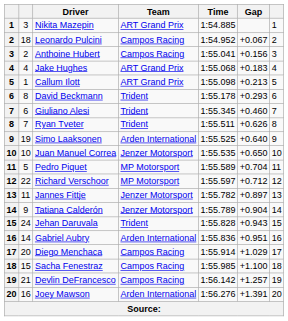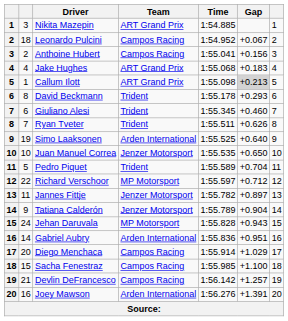(254, 82) no background -> (254, 82) lightgrey background
(150, 167) MP Motorsport -> (134, 167) Trident
(134, 223) Trident -> (150, 223) MP Motorsport
